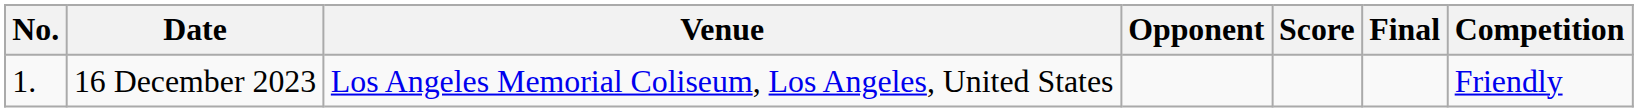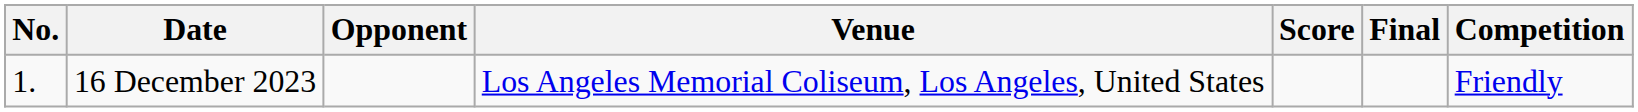columns swapped: (722, 29) <-> (1196, 29)
